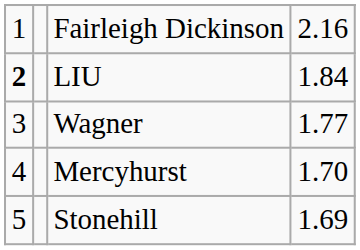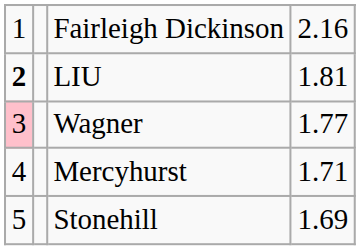(323, 76) 1.84 -> (323, 76) 1.81
(19, 124) no background -> (19, 124) pink background
(323, 171) 1.70 -> (323, 171) 1.71
